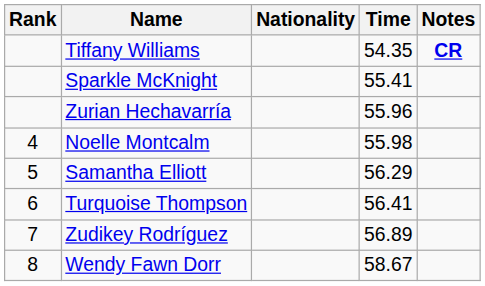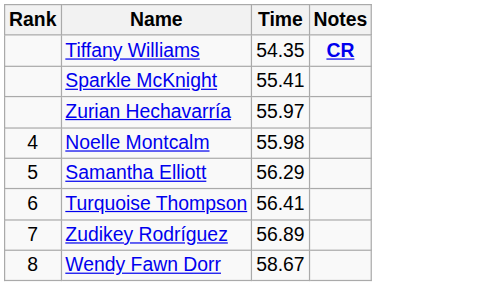- column: (306, 19)
(388, 111) 55.96 -> (280, 111) 55.97
